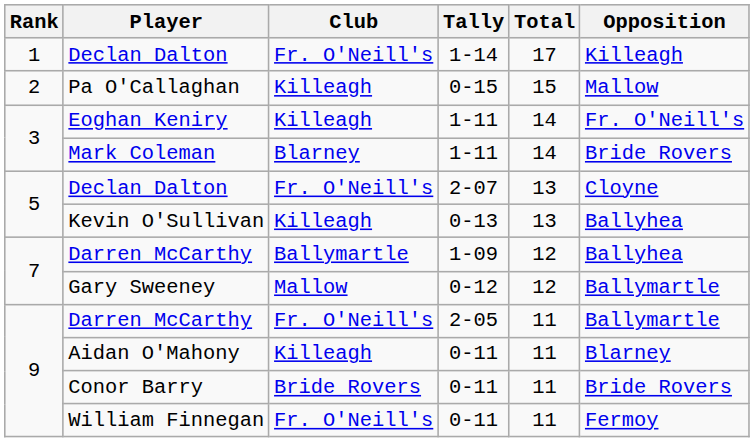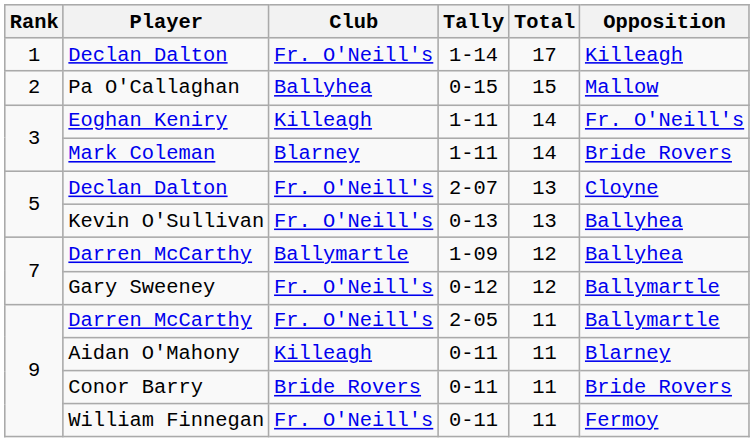(323, 88) Killeagh -> (323, 88) Ballyhea
(323, 221) Killeagh -> (354, 221) Fr. O'Neill's
(311, 288) Mallow -> (354, 288) Fr. O'Neill's
